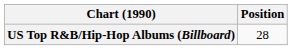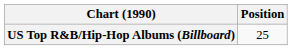(263, 34) 28 -> (263, 34) 25
